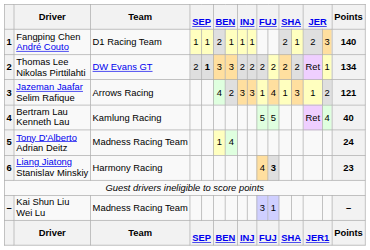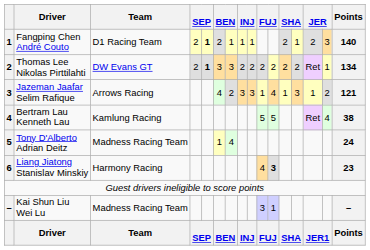(196, 42) 1 -> (196, 42) 2
(207, 42) normal -> (207, 42) bold
(349, 117) 40 -> (349, 117) 38
